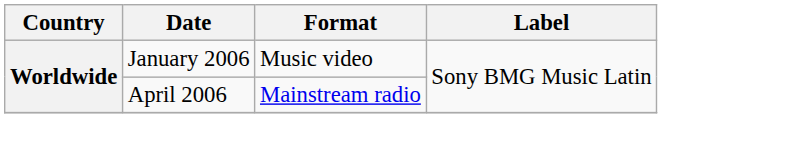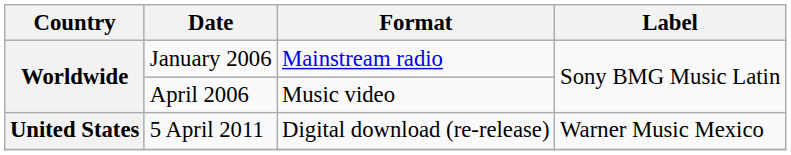(316, 58) Music video -> (362, 58) Mainstream radio
(340, 94) Mainstream radio -> (339, 94) Music video
+ row: (207, 130)
